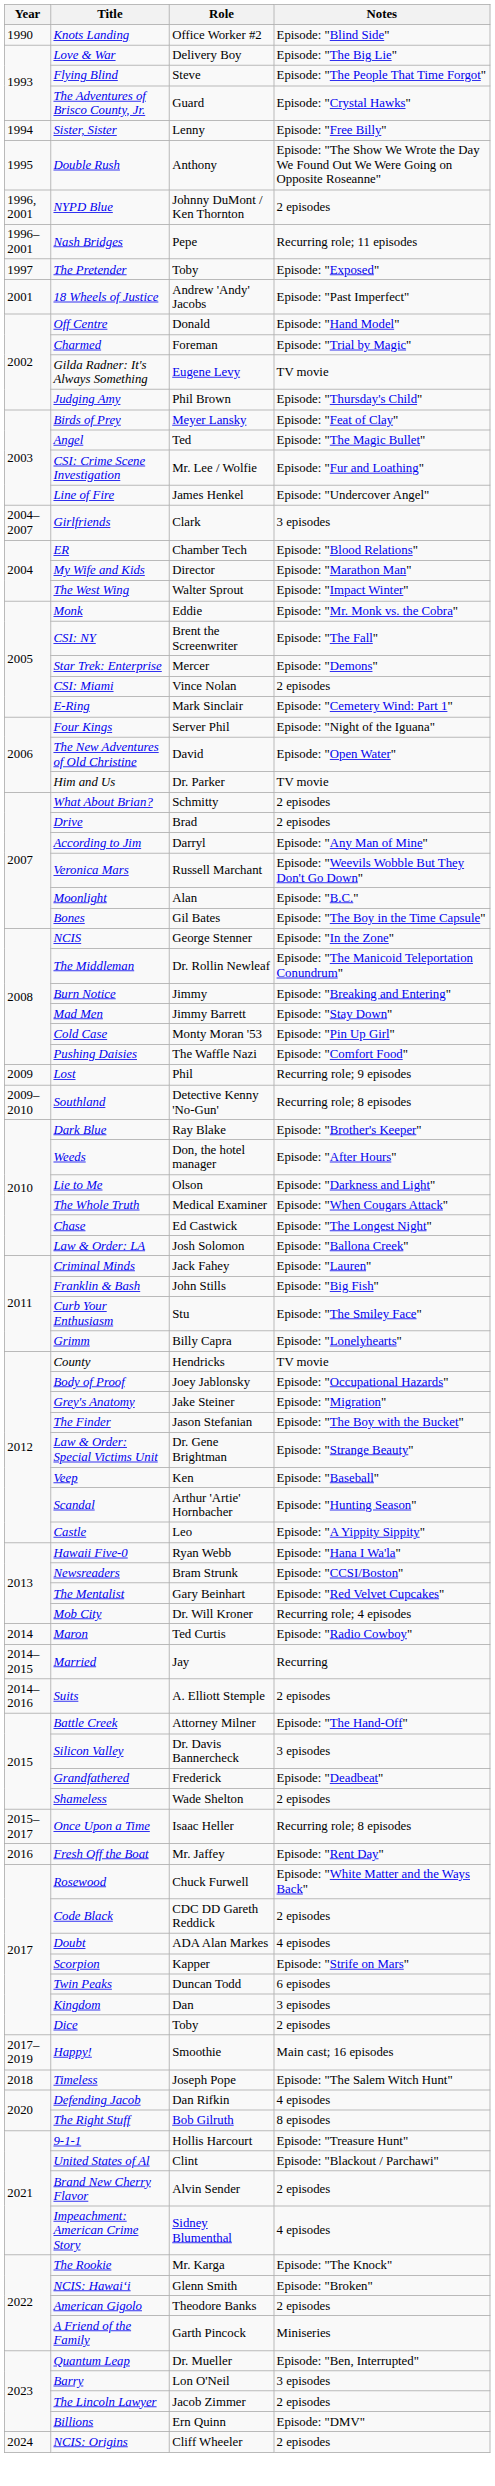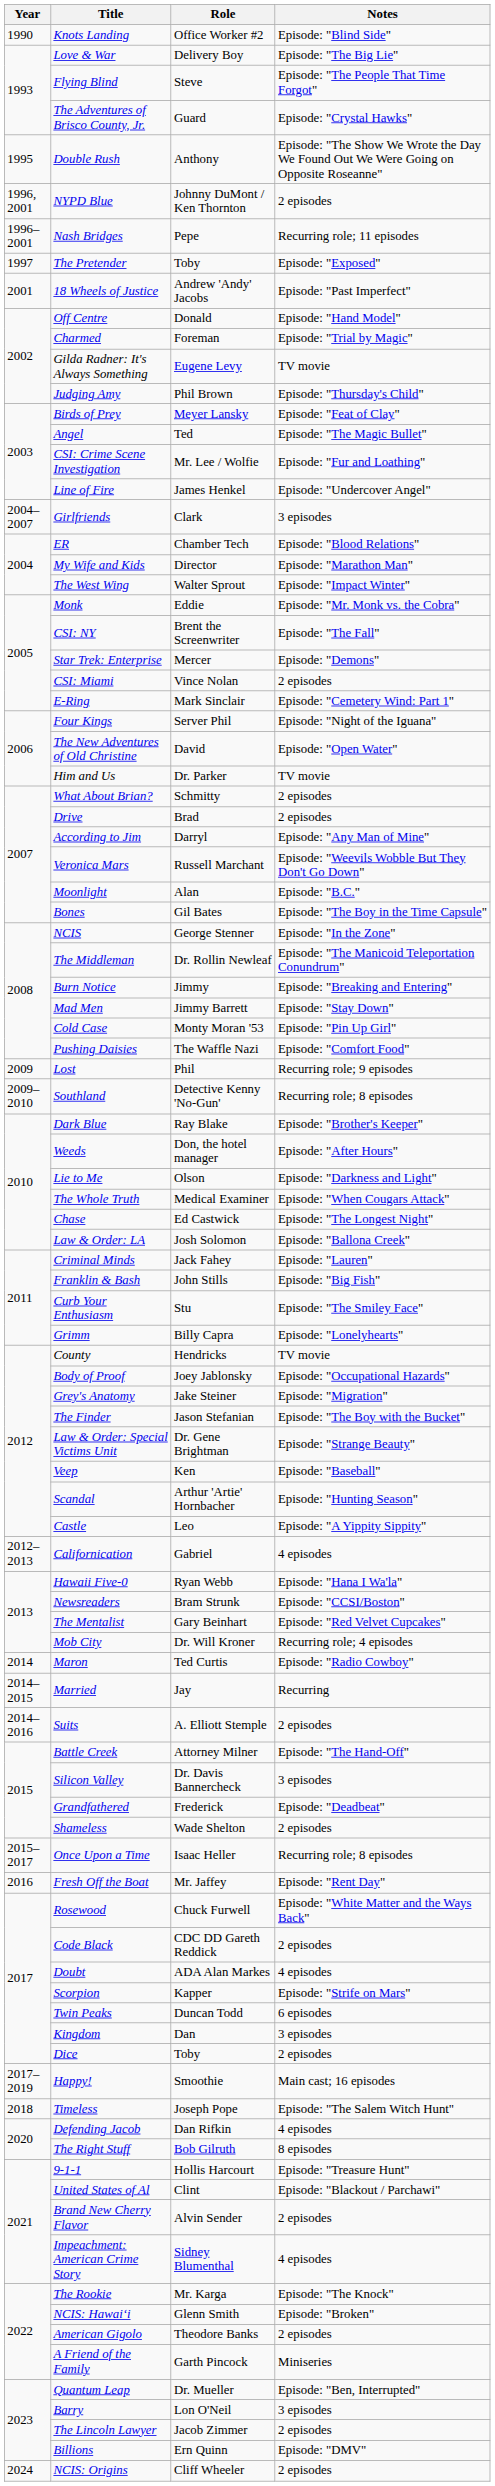- row: (85, 130)
+ row: (93, 1554)
